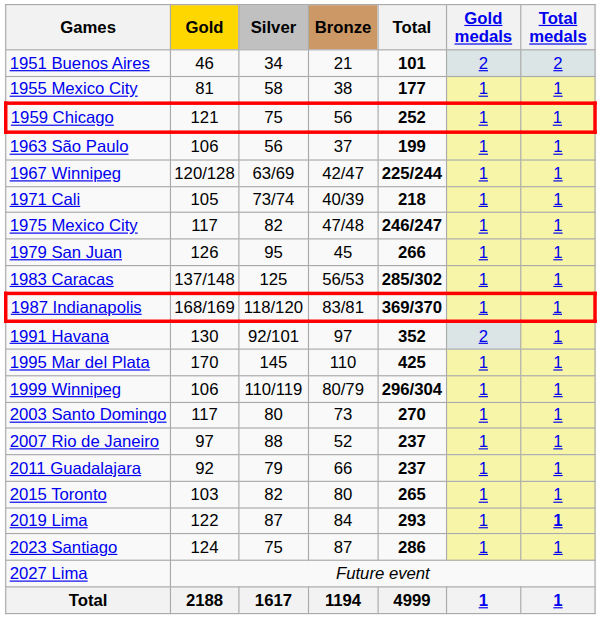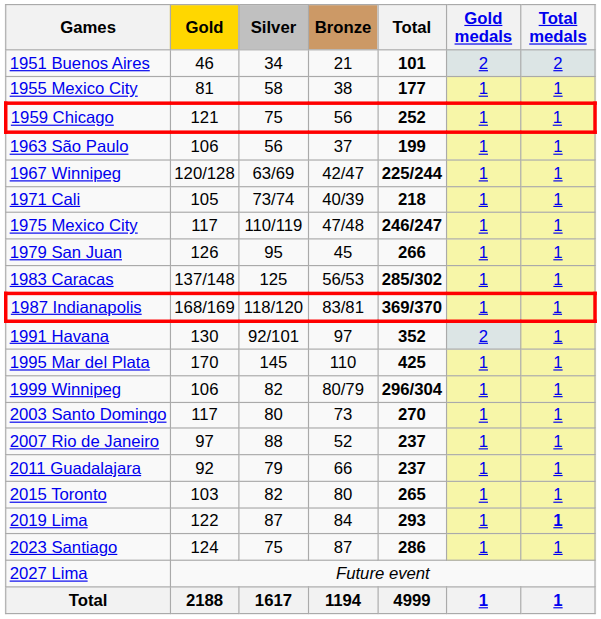(273, 226) 82 -> (273, 226) 110/119
(273, 389) 110/119 -> (273, 389) 82
